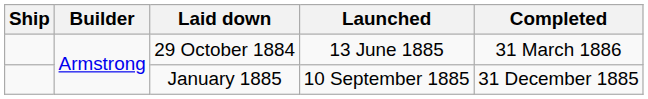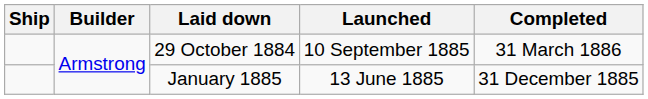(387, 49) 13 June 1885 -> (387, 49) 10 September 1885
(387, 79) 10 September 1885 -> (387, 79) 13 June 1885
